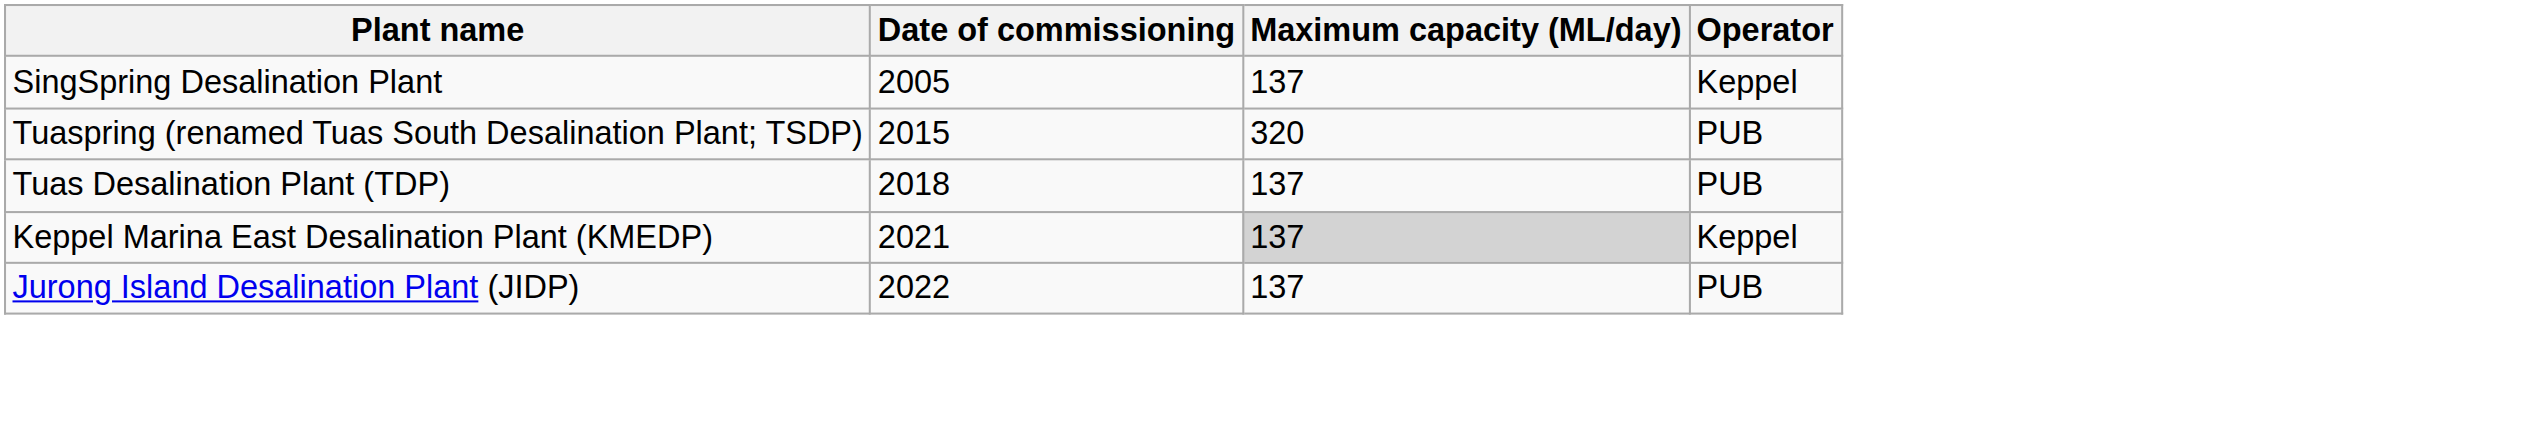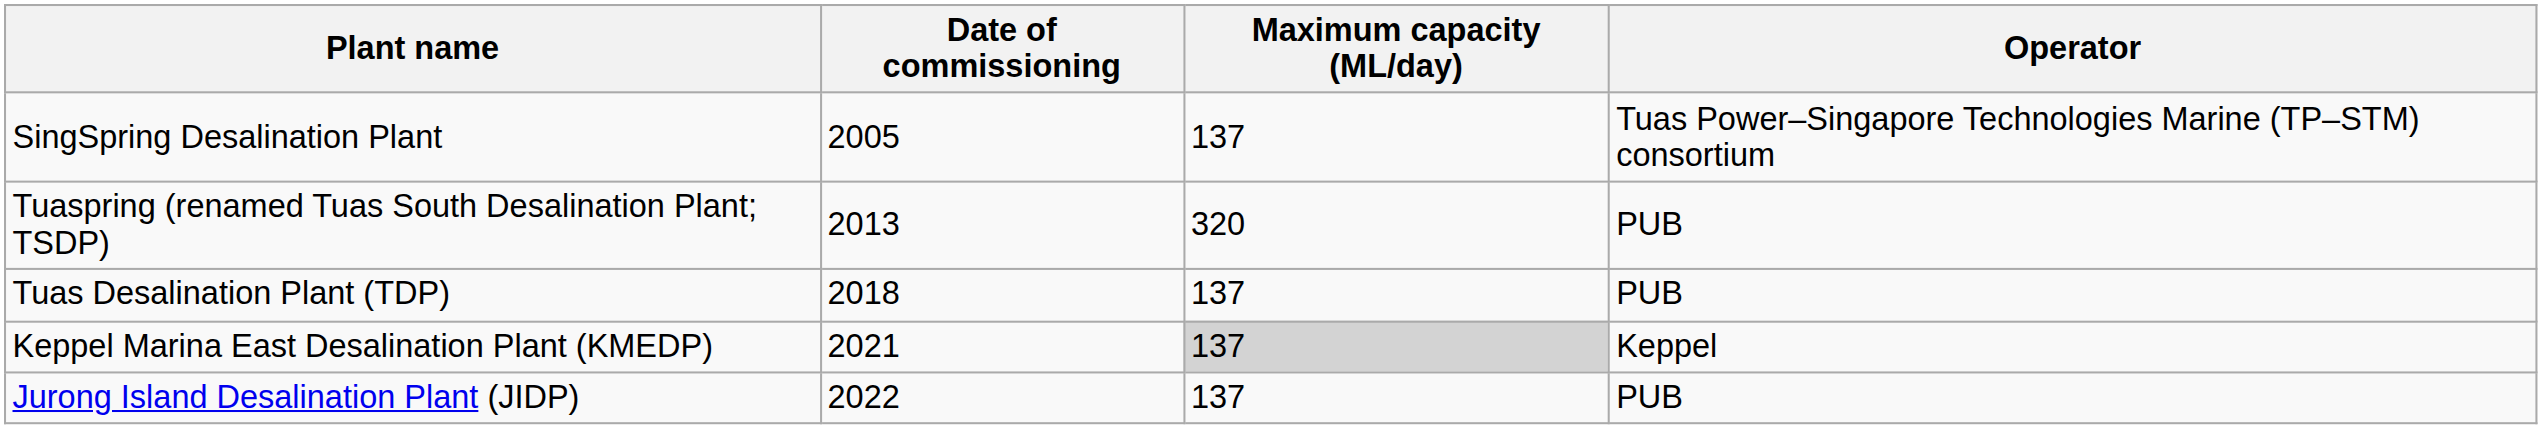(1747, 81) Keppel -> (2018, 136) Tuas Power–Singapore Technologies Marine (TP–STM) consortium
(914, 133) 2015 -> (864, 224) 2013
